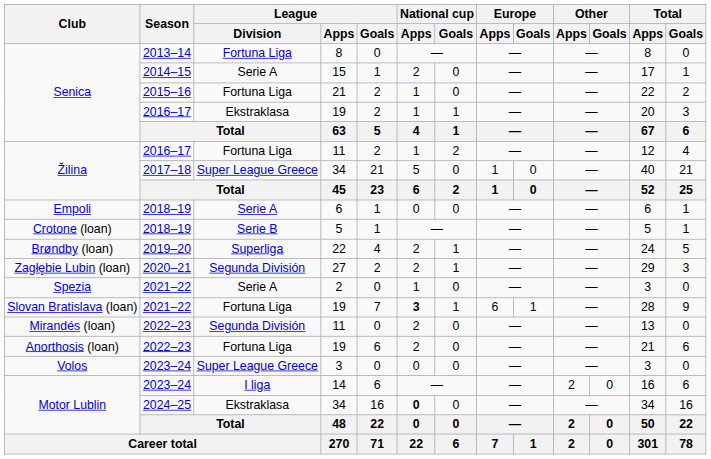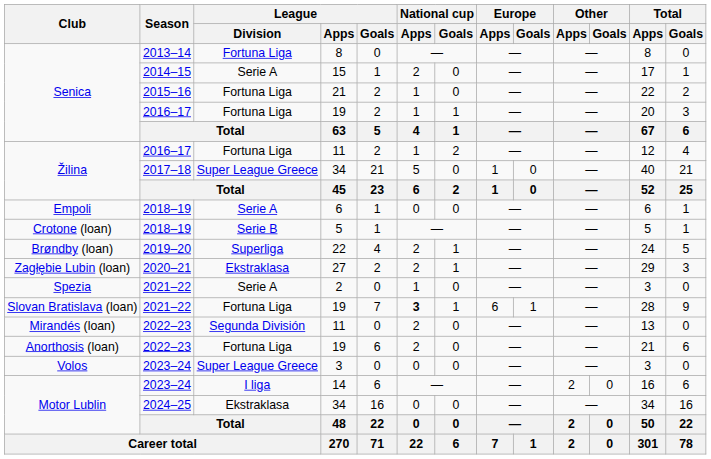(257, 111) Ekstraklasa -> (257, 111) Fortuna Liga
(257, 268) Segunda División -> (257, 268) Ekstraklasa
(416, 405) bold -> (416, 405) normal
